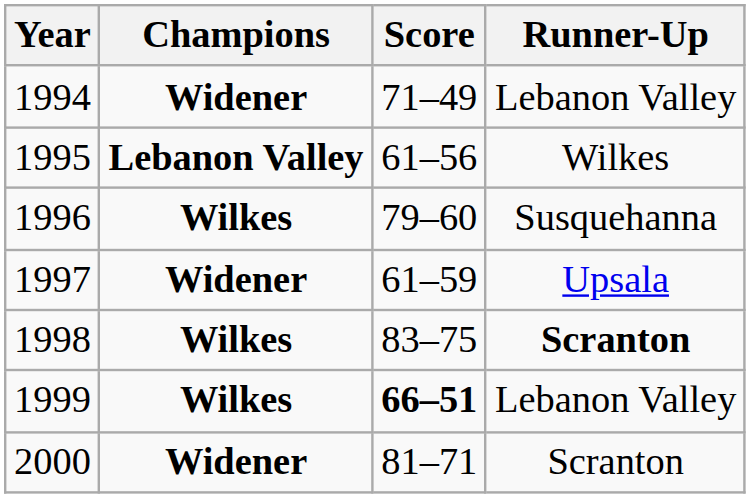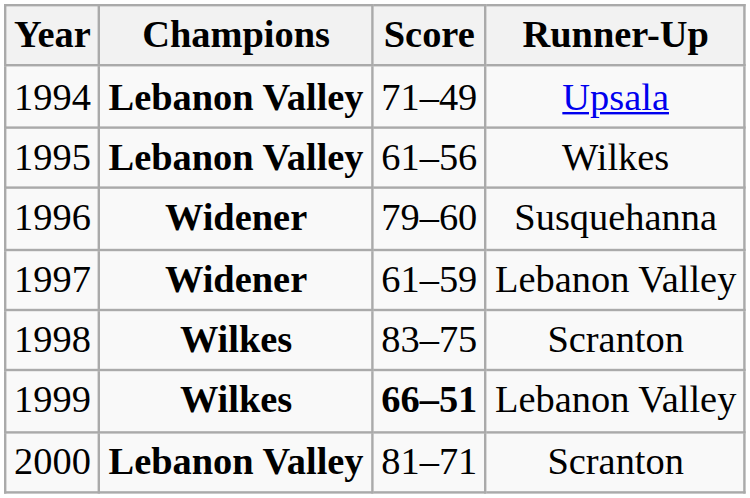(236, 95) Widener -> (236, 95) Lebanon Valley
(616, 95) Lebanon Valley -> (616, 95) Upsala
(236, 217) Wilkes -> (236, 217) Widener
(616, 278) Upsala -> (616, 278) Lebanon Valley
(616, 339) bold -> (616, 339) normal
(236, 461) Widener -> (236, 461) Lebanon Valley
